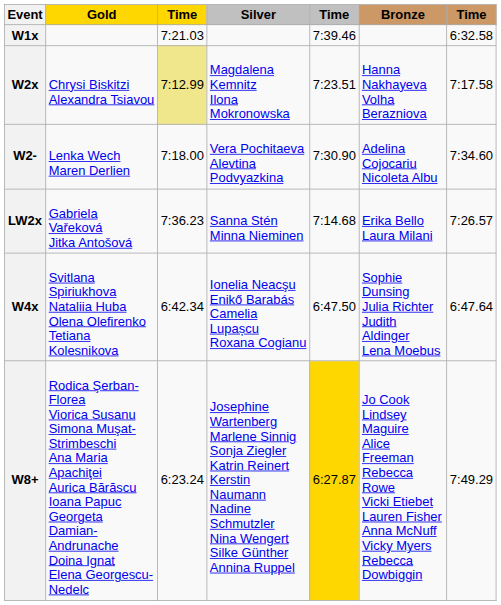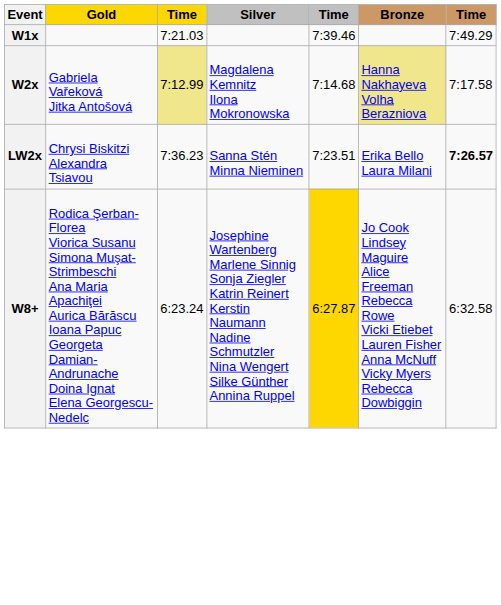(471, 35) 6:32.58 -> (471, 35) 7:49.29
(101, 92) Chrysi Biskitzi Alexandra Tsiavou -> (90, 92) Gabriela Vařeková Jitka Antošová
(334, 85) 7:23.51 -> (334, 85) 7:14.68
(394, 92) no background -> (394, 92) khaki background
- row: (25, 156)
(90, 228) Gabriela Vařeková Jitka Antošová -> (89, 163) Chrysi Biskitzi Alexandra Tsiavou
(334, 220) 7:14.68 -> (334, 156) 7:23.51
(471, 220) normal -> (471, 156) bold
- row: (25, 307)
(471, 480) 7:49.29 -> (471, 308) 6:32.58
